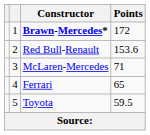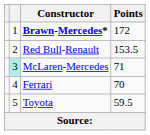(126, 48) 153.6 -> (126, 48) 153.5
(15, 66) no background -> (15, 66) paleturquoise background
(119, 84) 65 -> (119, 84) 70
